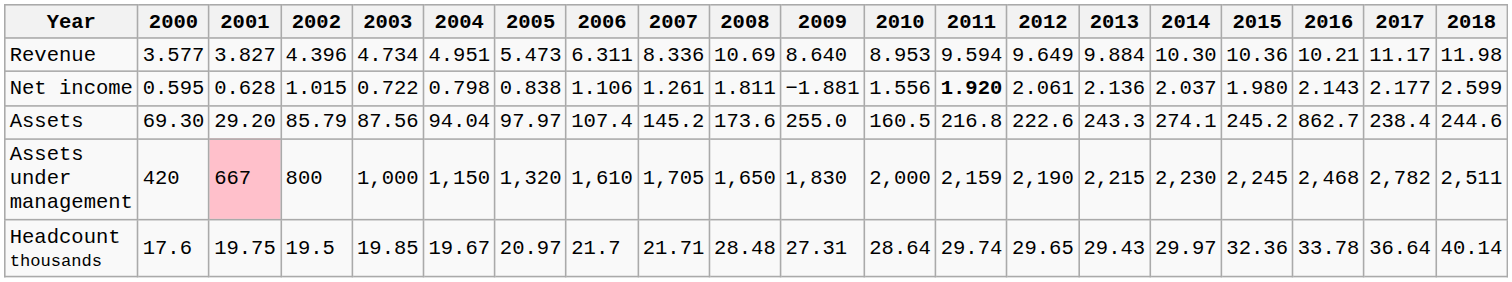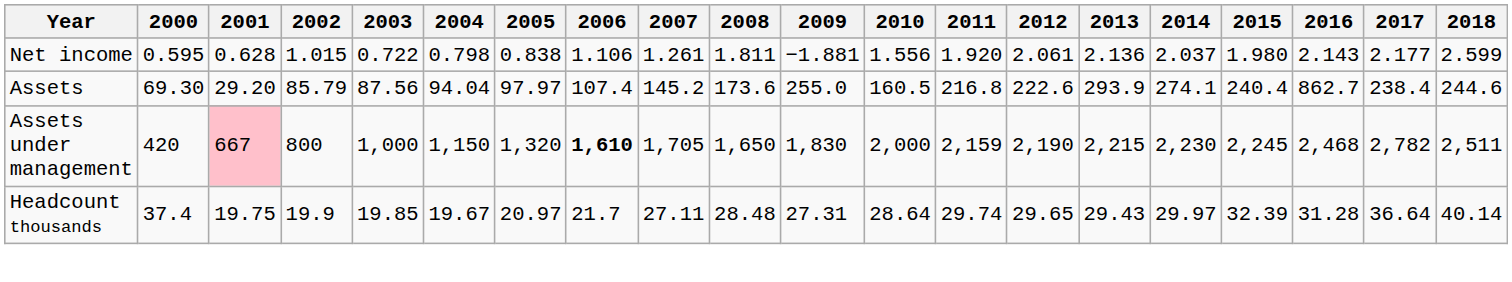- row: (53, 55)
(971, 88) bold -> (971, 55) normal
(1114, 122) 243.3 -> (1114, 88) 293.9
(1257, 122) 245.2 -> (1257, 88) 240.4
(602, 179) normal -> (602, 146) bold
(167, 248) 17.6 -> (167, 215) 37.4
(310, 248) 19.5 -> (310, 215) 19.9
(673, 248) 21.71 -> (673, 215) 27.11
(1257, 248) 32.36 -> (1257, 215) 32.39
(1329, 248) 33.78 -> (1329, 215) 31.28
